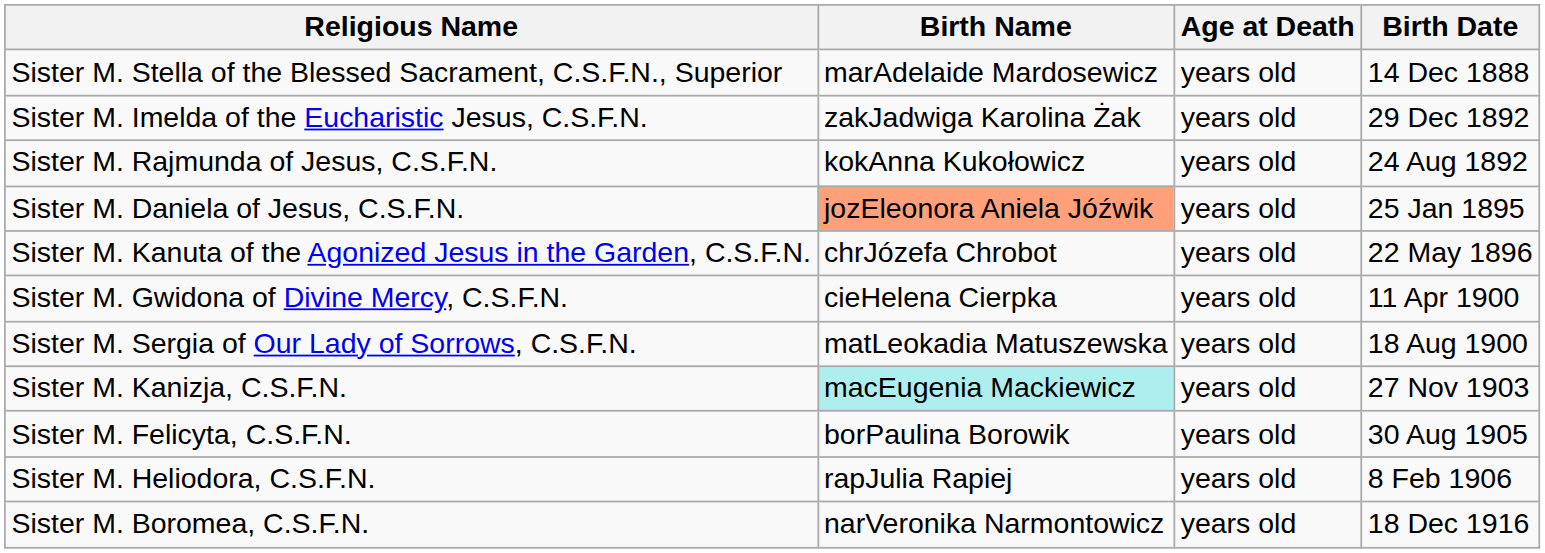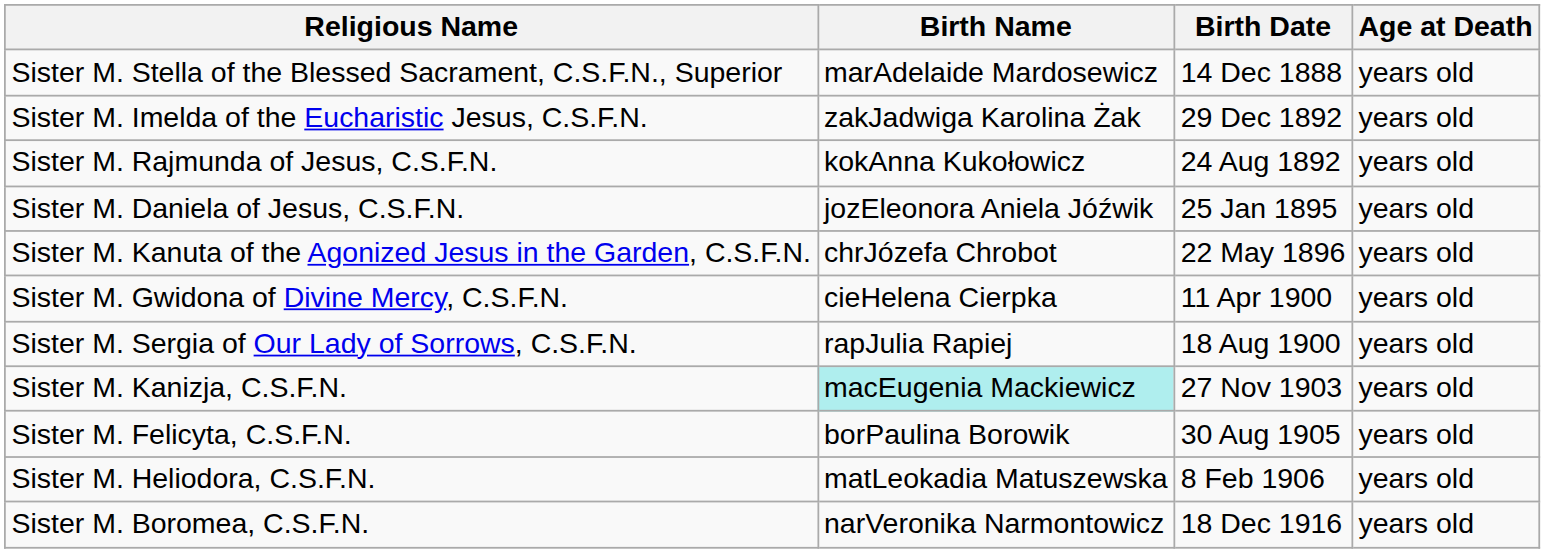columns swapped: (1450, 27) <-> (1268, 27)
(989, 207) lightsalmon background -> (989, 207) no background
(996, 343) matLeokadia Matuszewska -> (918, 343) rapJulia Rapiej
(918, 478) rapJulia Rapiej -> (996, 478) matLeokadia Matuszewska
